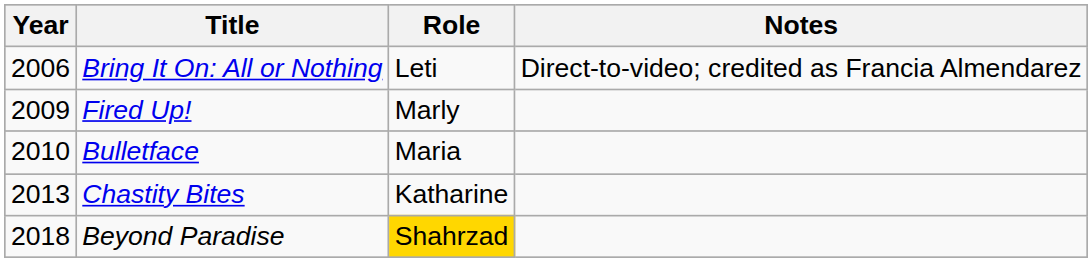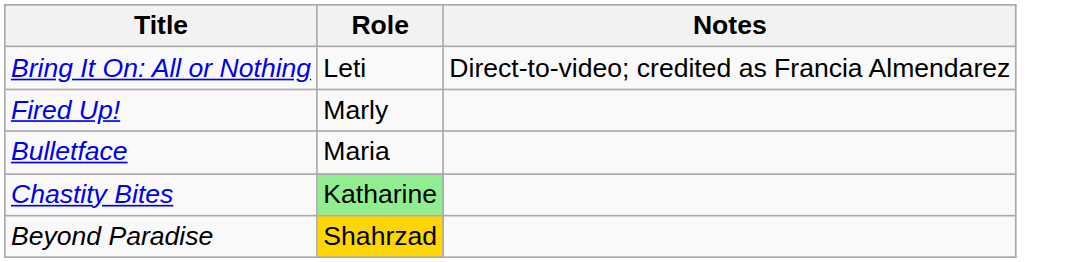- column: (40, 25)
(452, 194) no background -> (380, 194) lightgreen background
